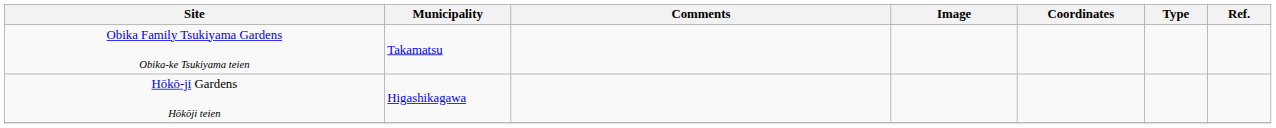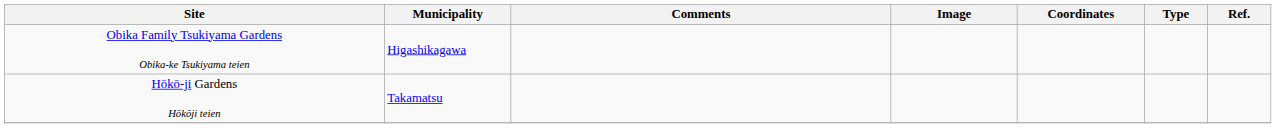(415, 49) Takamatsu -> (427, 49) Higashikagawa
(427, 98) Higashikagawa -> (415, 98) Takamatsu
